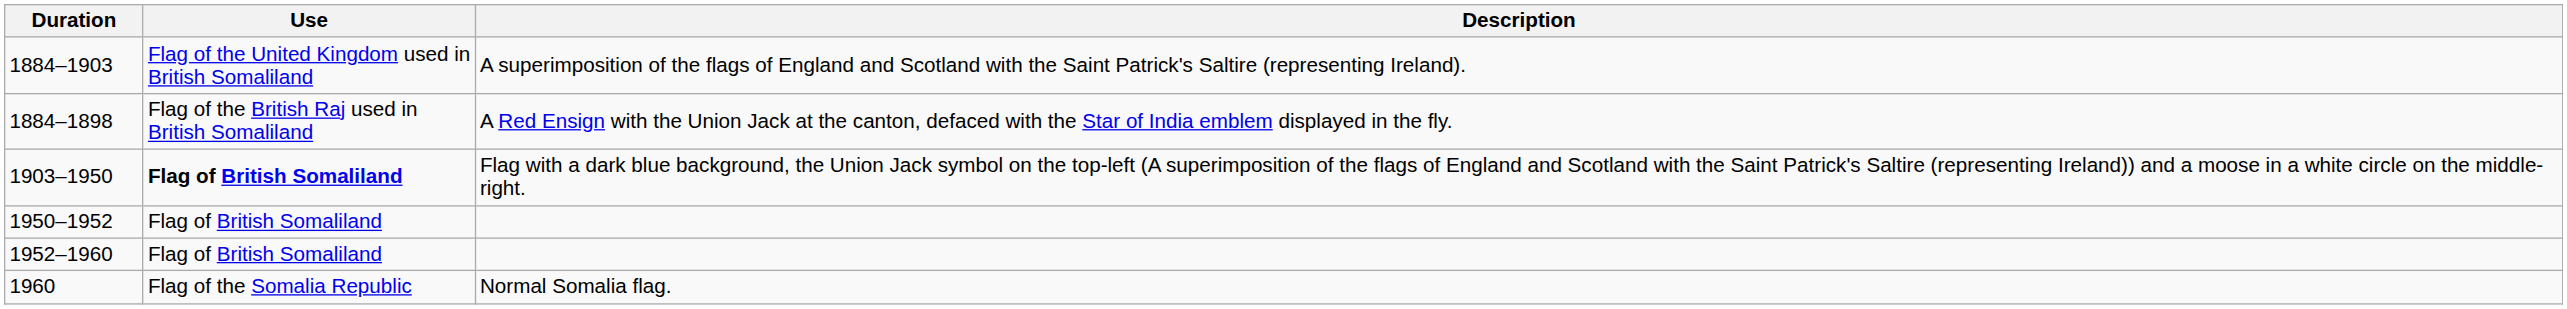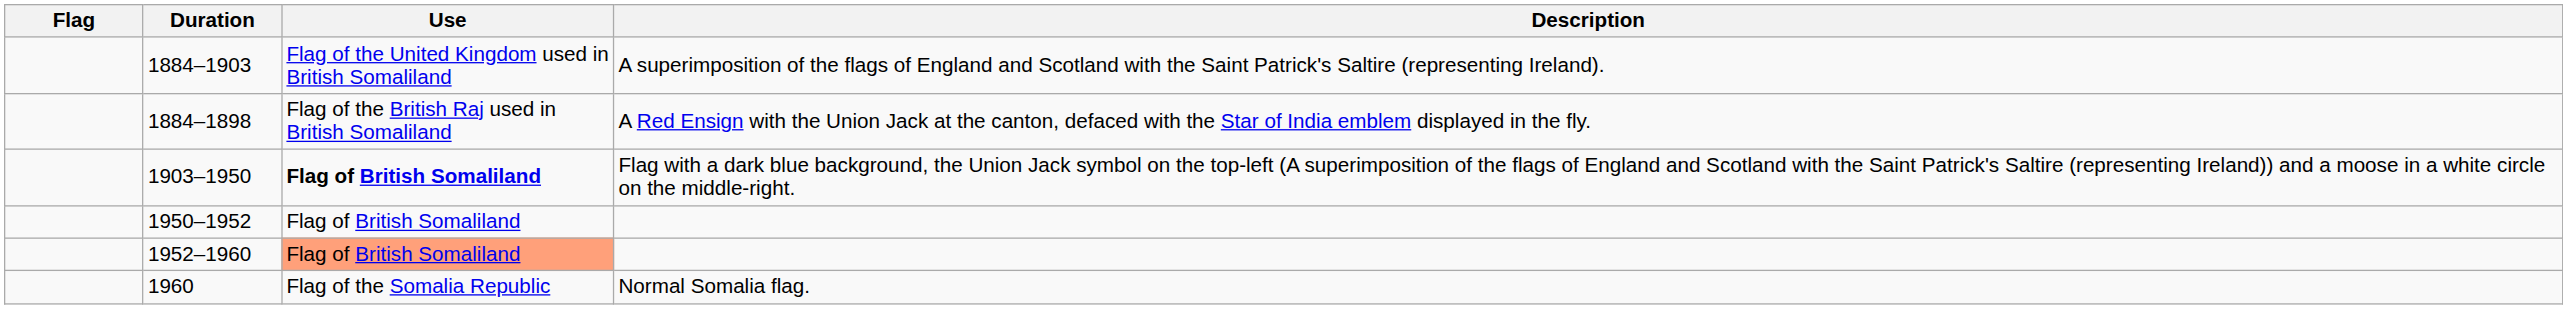+ column: (74, 20)
(265, 254) no background -> (403, 254) lightsalmon background
